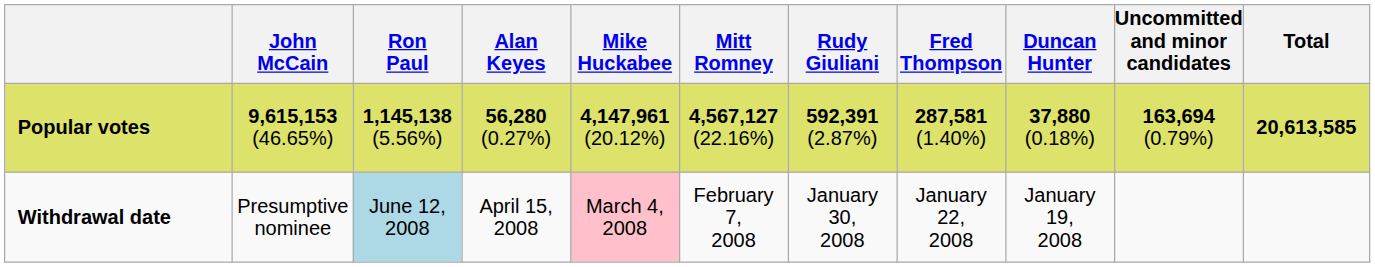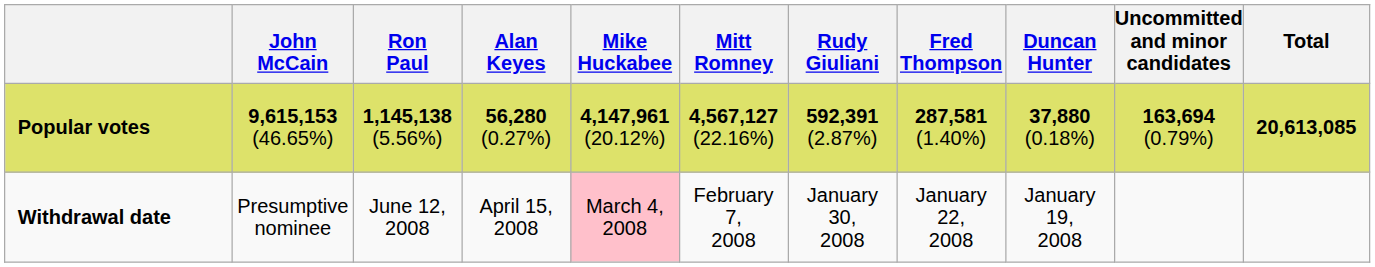(1306, 127) 20,613,585 -> (1306, 127) 20,613,085
(407, 217) lightblue background -> (407, 217) no background
